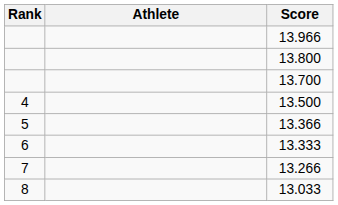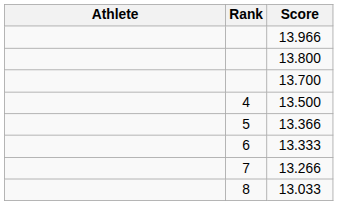columns swapped: (25, 15) <-> (156, 15)
